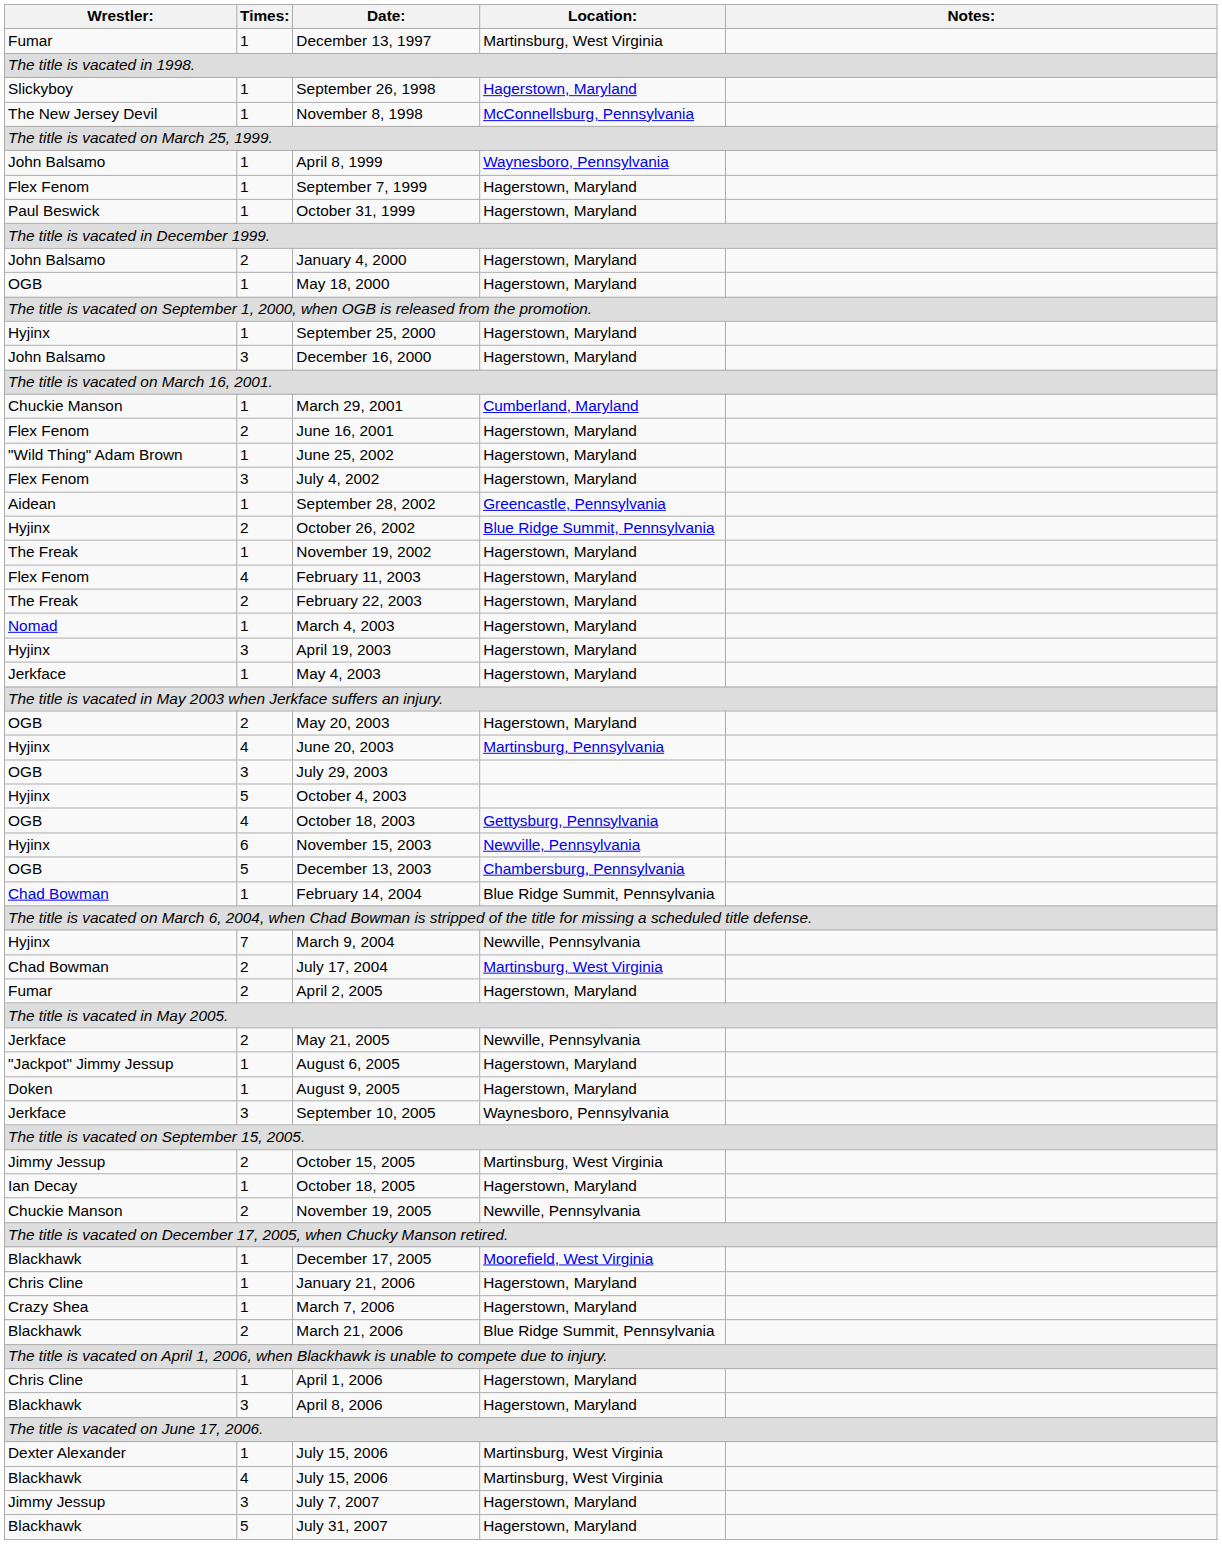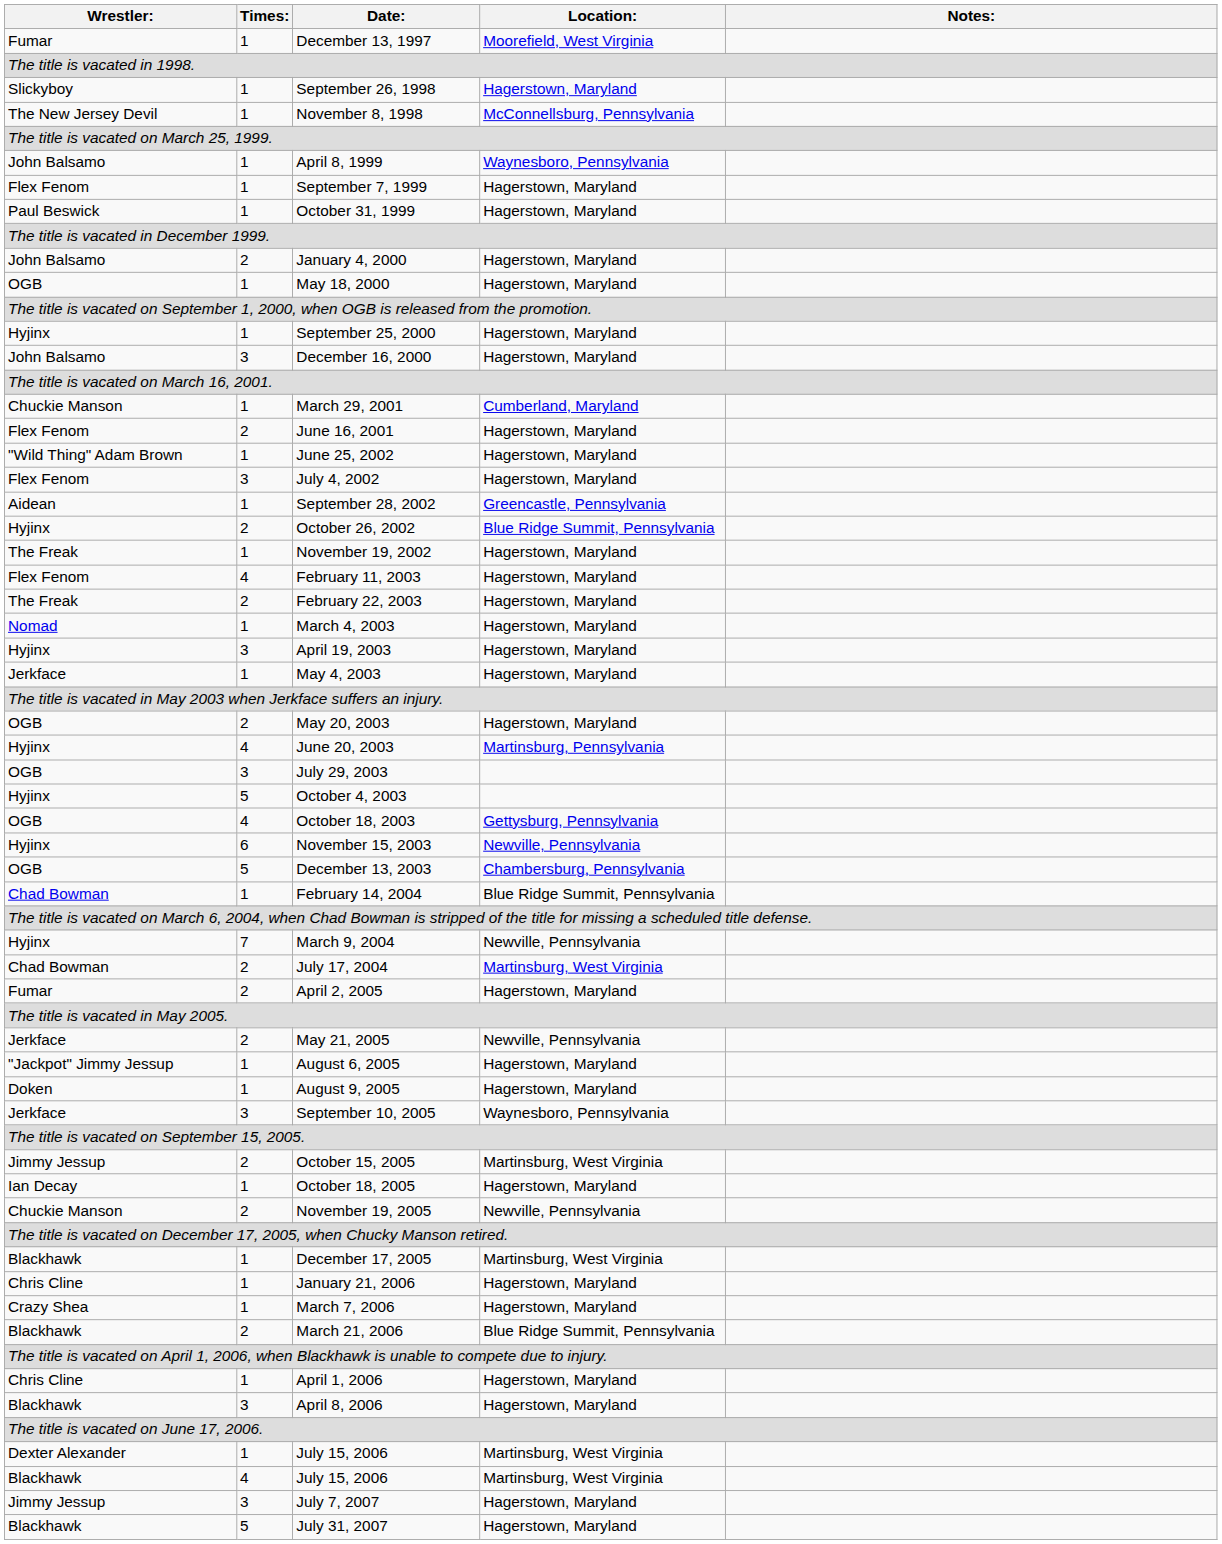(573, 41) Martinsburg, West Virginia -> (568, 41) Moorefield, West Virginia
(568, 1259) Moorefield, West Virginia -> (573, 1259) Martinsburg, West Virginia
